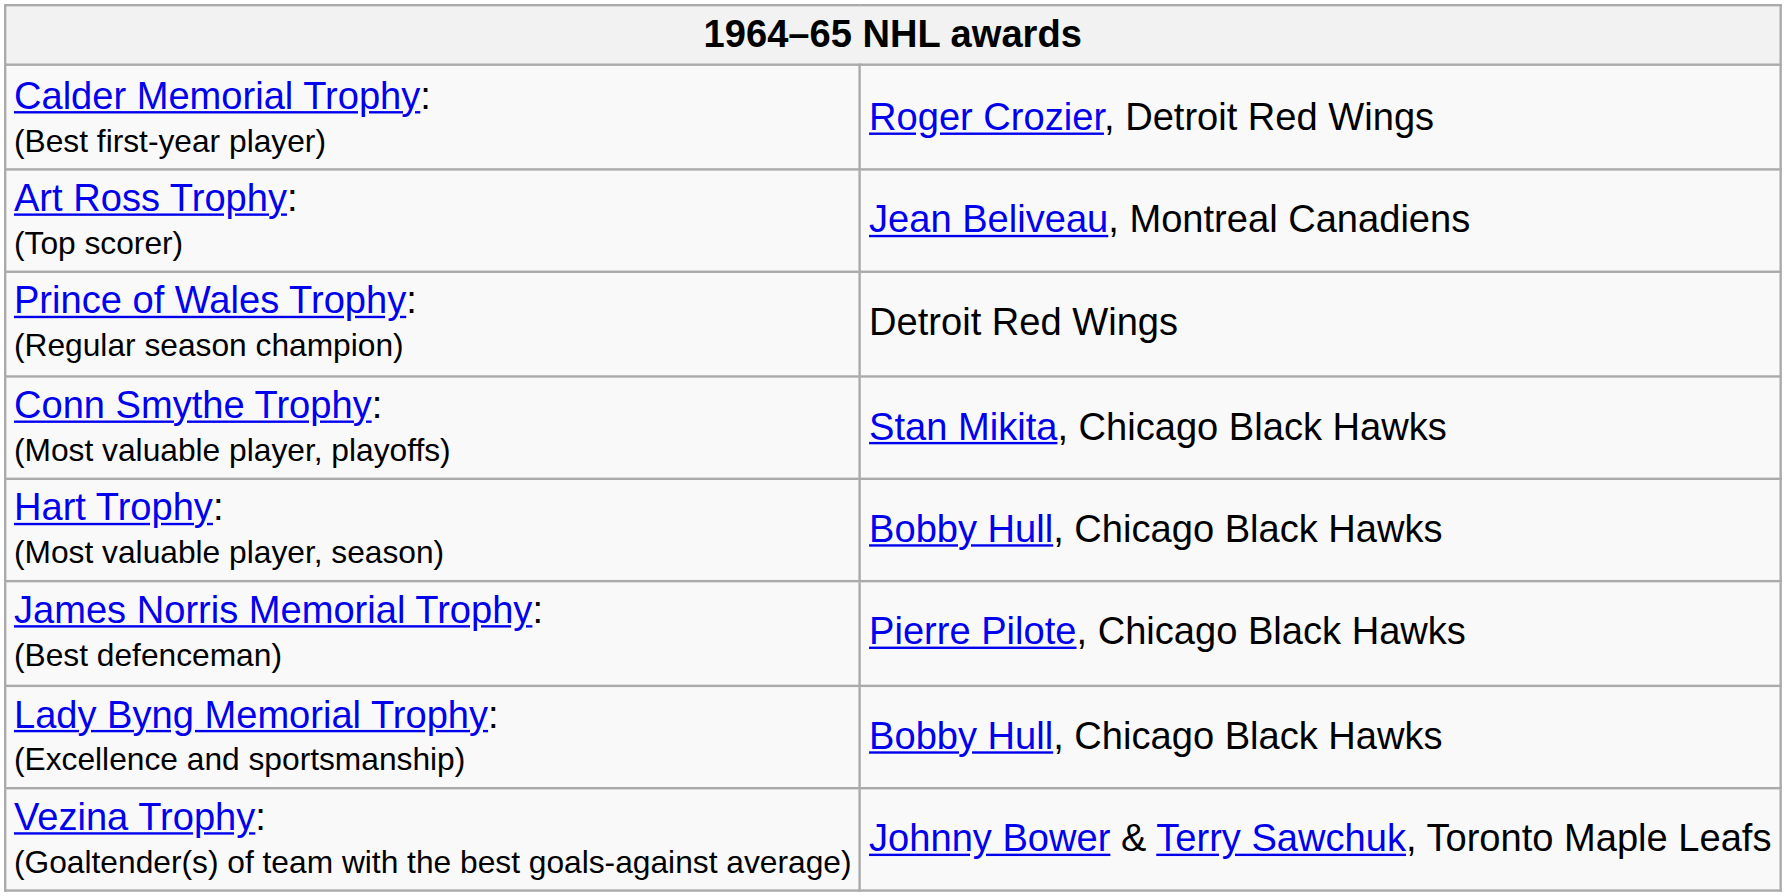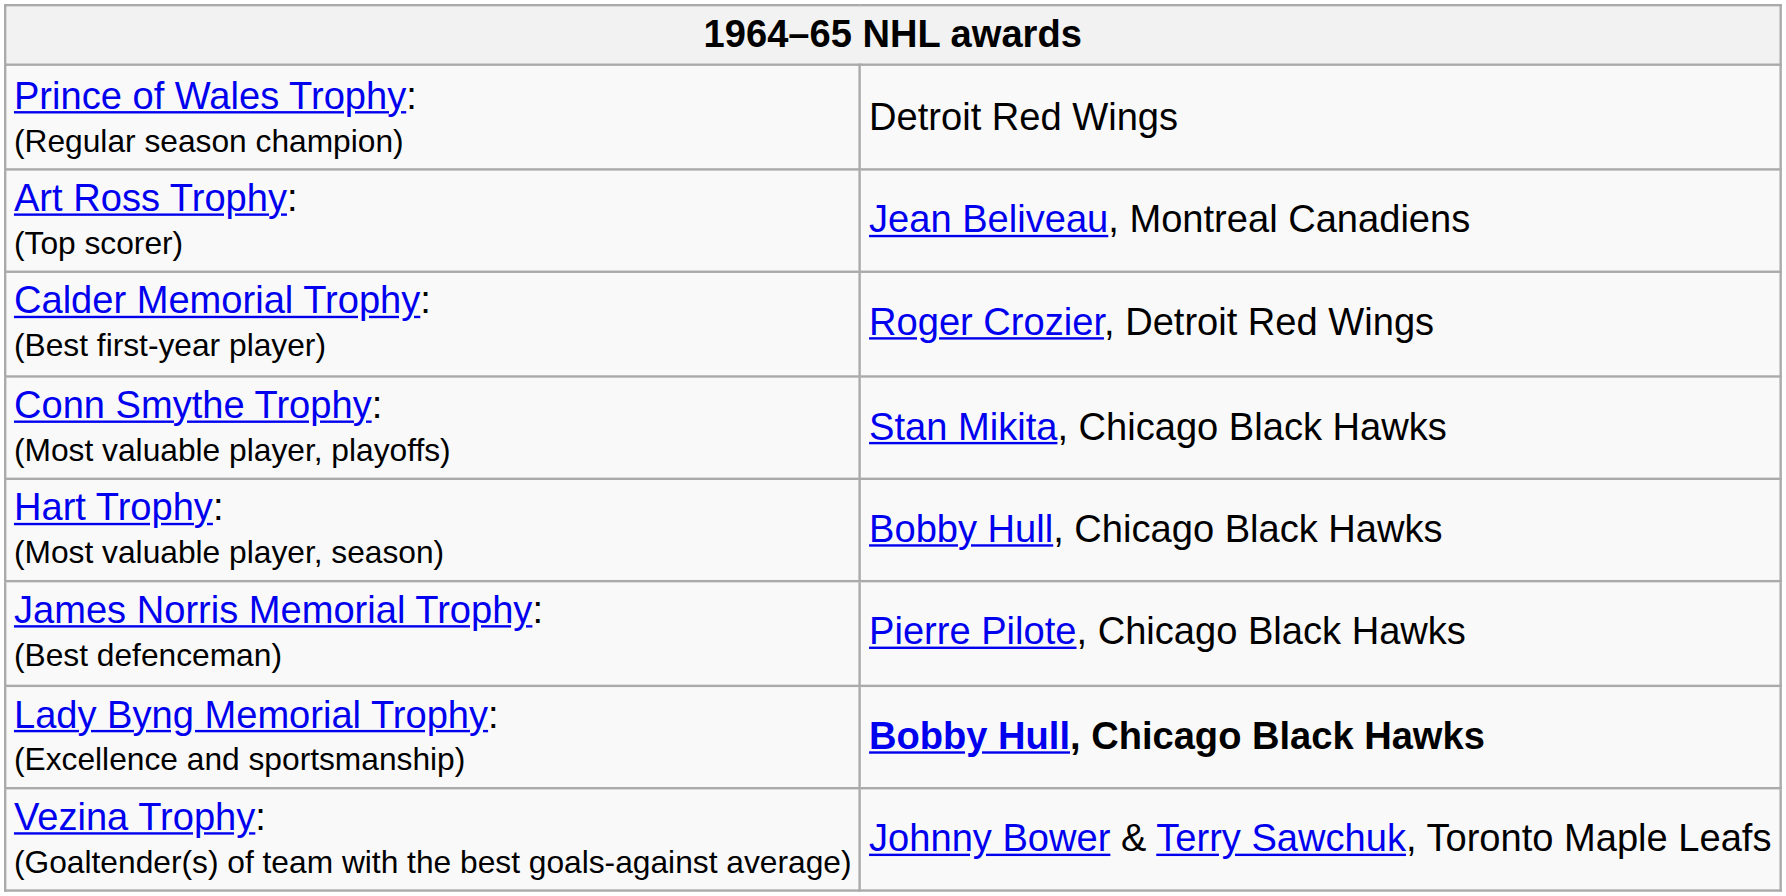rows swapped: (215, 322) <-> (222, 116)
(1156, 735) normal -> (1177, 735) bold
